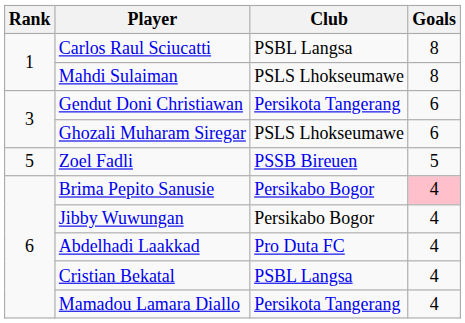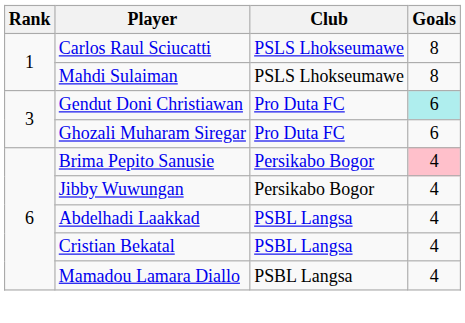(303, 48) PSBL Langsa -> (329, 48) PSLS Lhokseumawe
(327, 104) Persikota Tangerang -> (299, 104) Pro Duta FC
(434, 104) no background -> (434, 104) paleturquoise background
(329, 133) PSLS Lhokseumawe -> (299, 133) Pro Duta FC
- row: (96, 161)
(299, 246) Pro Duta FC -> (303, 218) PSBL Langsa
(327, 303) Persikota Tangerang -> (303, 275) PSBL Langsa
